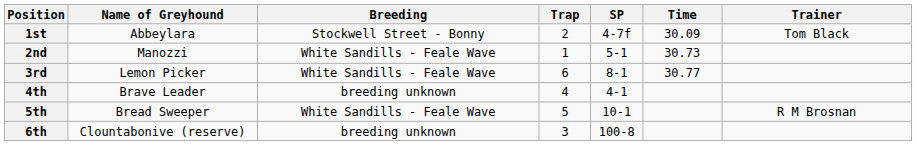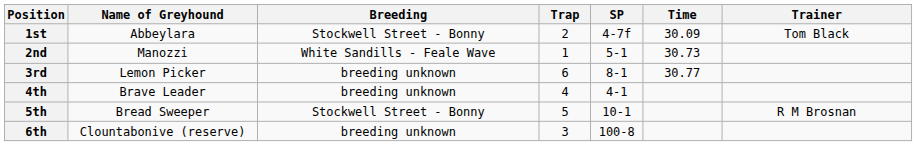(398, 73) White Sandills - Feale Wave -> (398, 73) breeding unknown
(398, 112) White Sandills - Feale Wave -> (398, 112) Stockwell Street - Bonny
